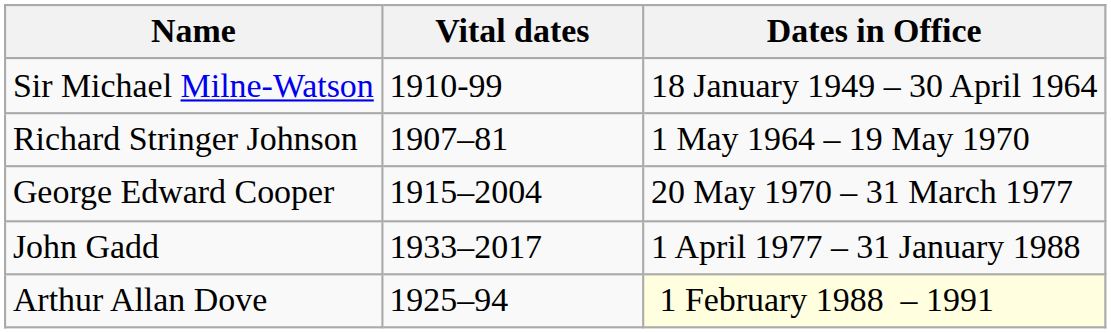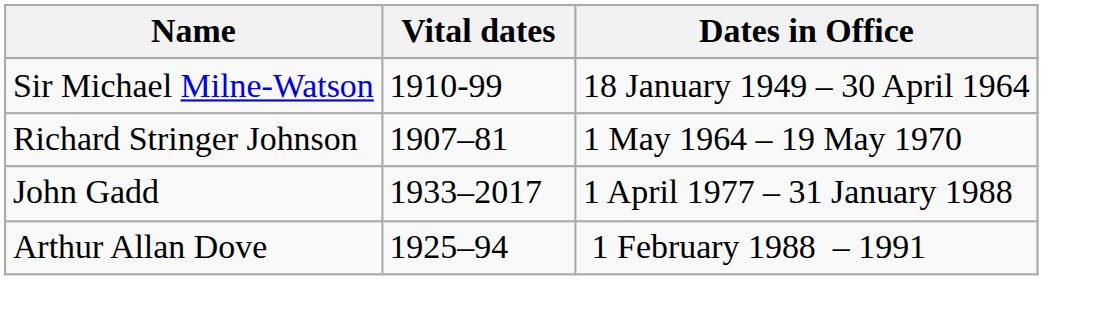- row: (174, 192)
(822, 300) lightyellow background -> (755, 246) no background
